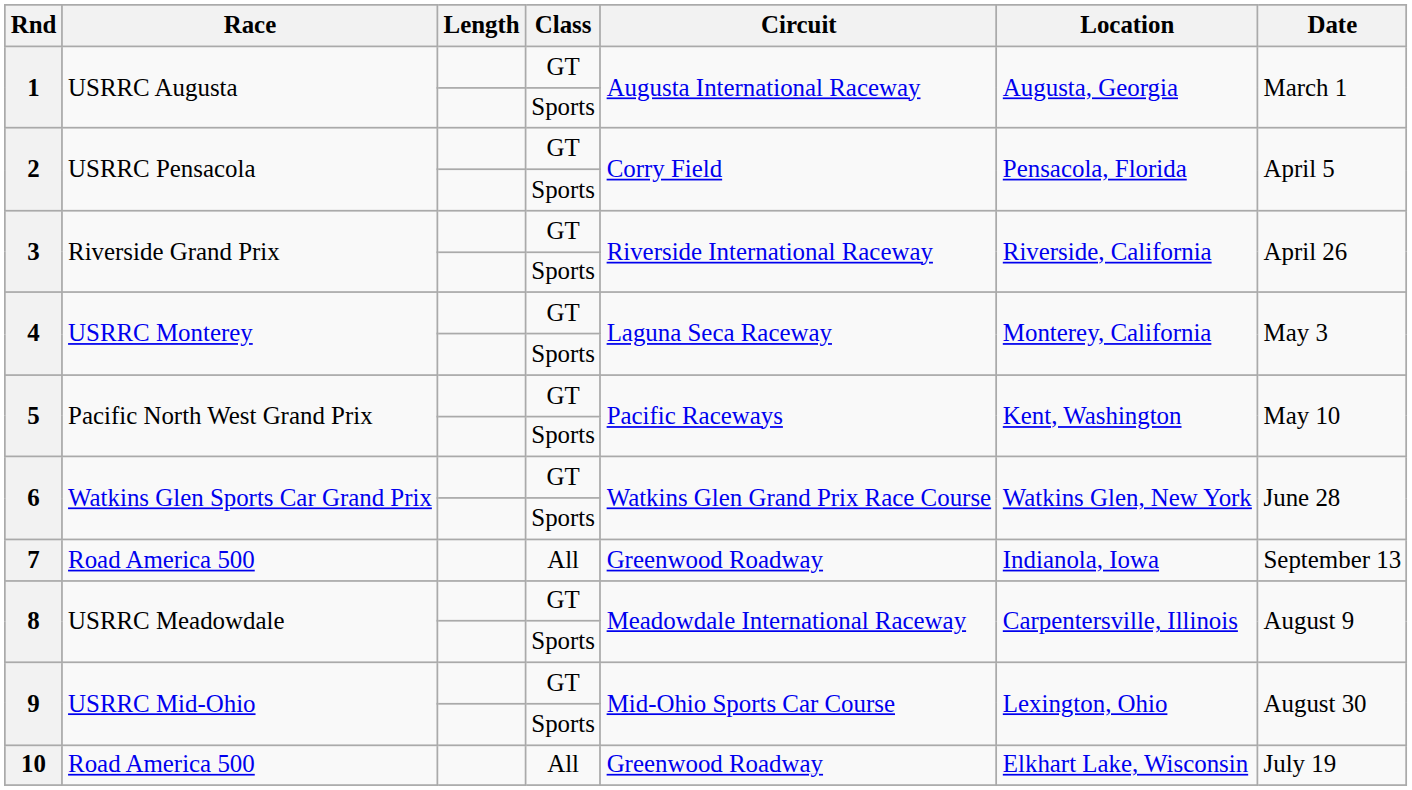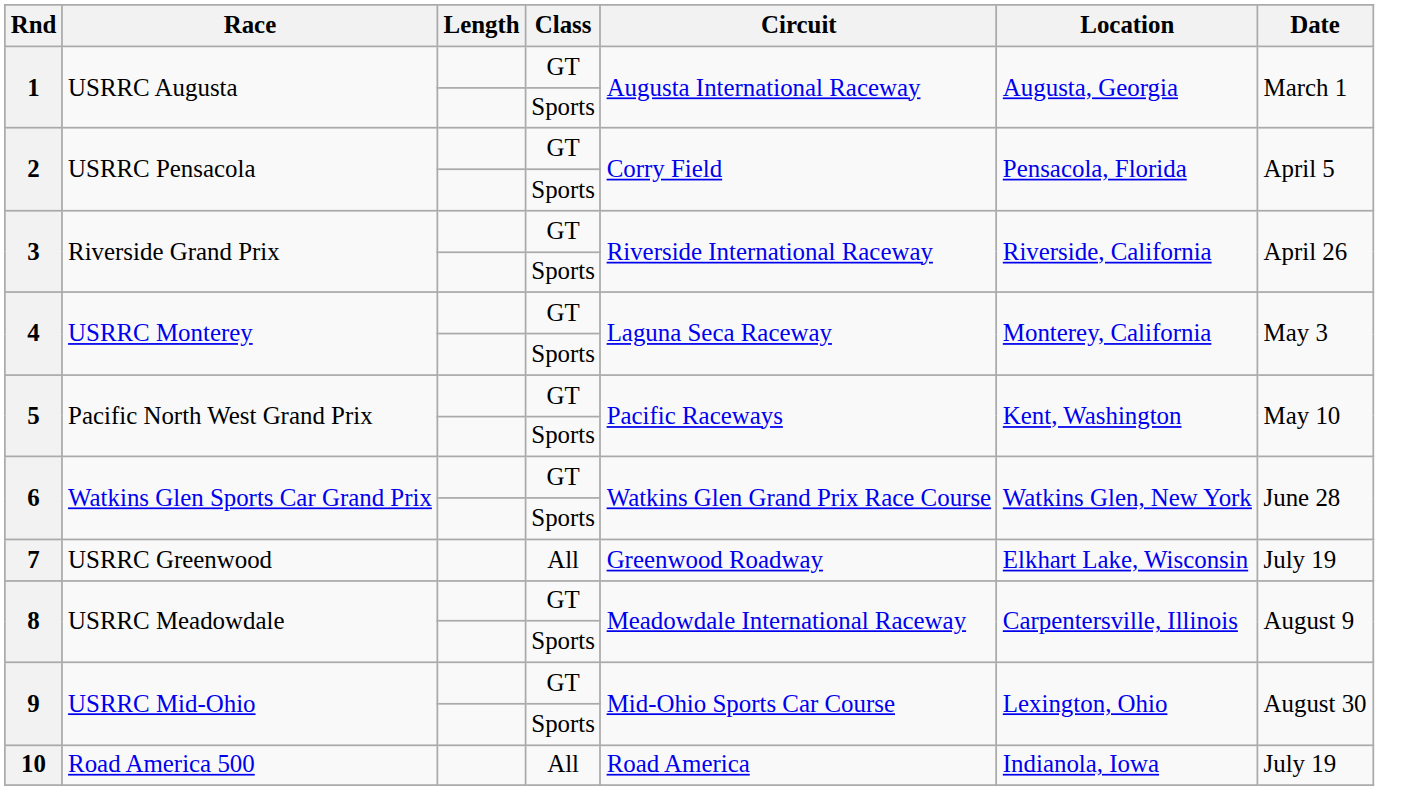(161, 559) Road America 500 -> (170, 559) USRRC Greenwood
(1081, 559) Indianola, Iowa -> (1125, 559) Elkhart Lake, Wisconsin
(1332, 559) September 13 -> (1300, 559) July 19
(715, 765) Greenwood Roadway -> (678, 765) Road America
(1125, 765) Elkhart Lake, Wisconsin -> (1081, 765) Indianola, Iowa
